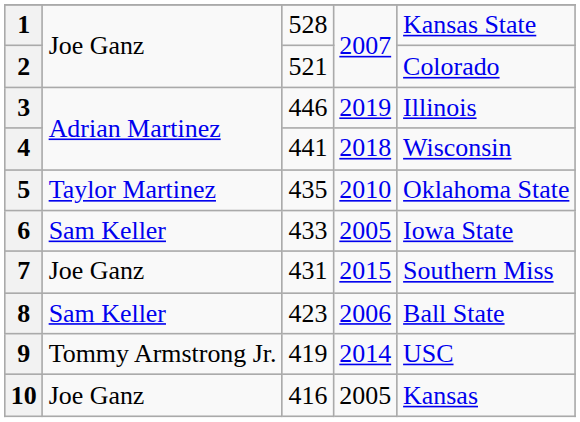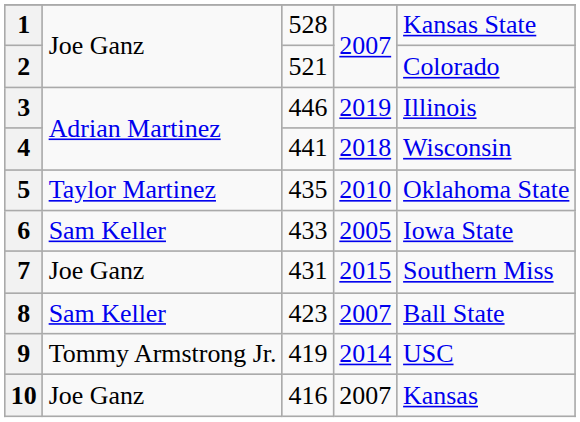(365, 312) 2006 -> (365, 312) 2007
(365, 395) 2005 -> (365, 395) 2007
